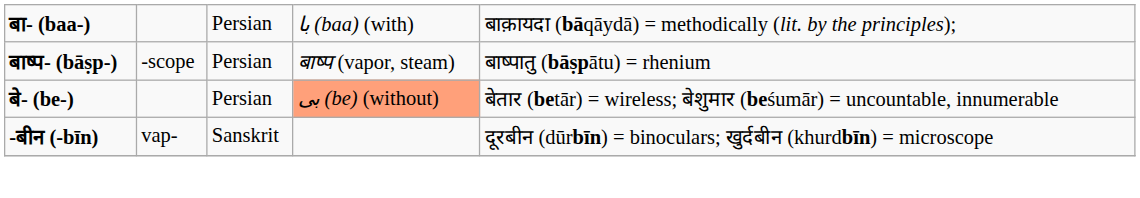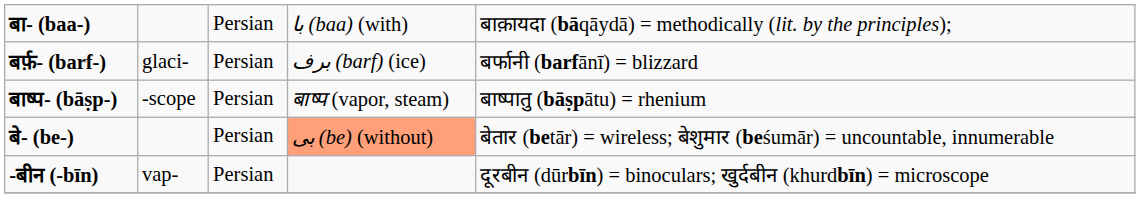+ row: (58, 62)
(245, 136) Sanskrit -> (243, 173) Persian
